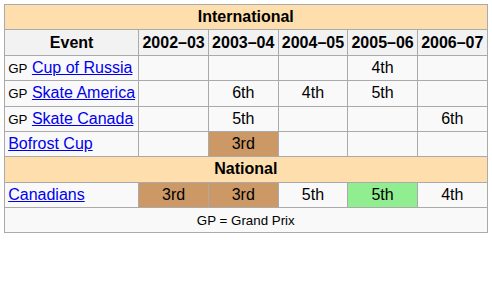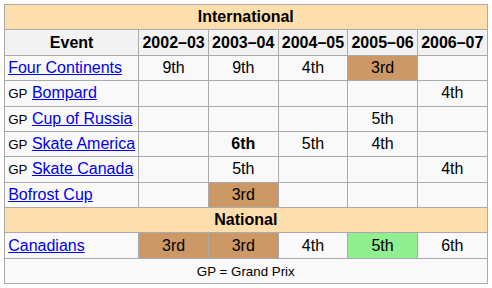+ row: (65, 67)
+ row: (53, 93)
(383, 67) 4th -> (383, 118) 5th
(243, 93) normal -> (243, 144) bold
(313, 93) 4th -> (313, 144) 5th
(383, 93) 5th -> (383, 144) 4th
(452, 118) 6th -> (452, 169) 4th
(313, 194) 5th -> (313, 245) 4th
(452, 194) 4th -> (452, 245) 6th
